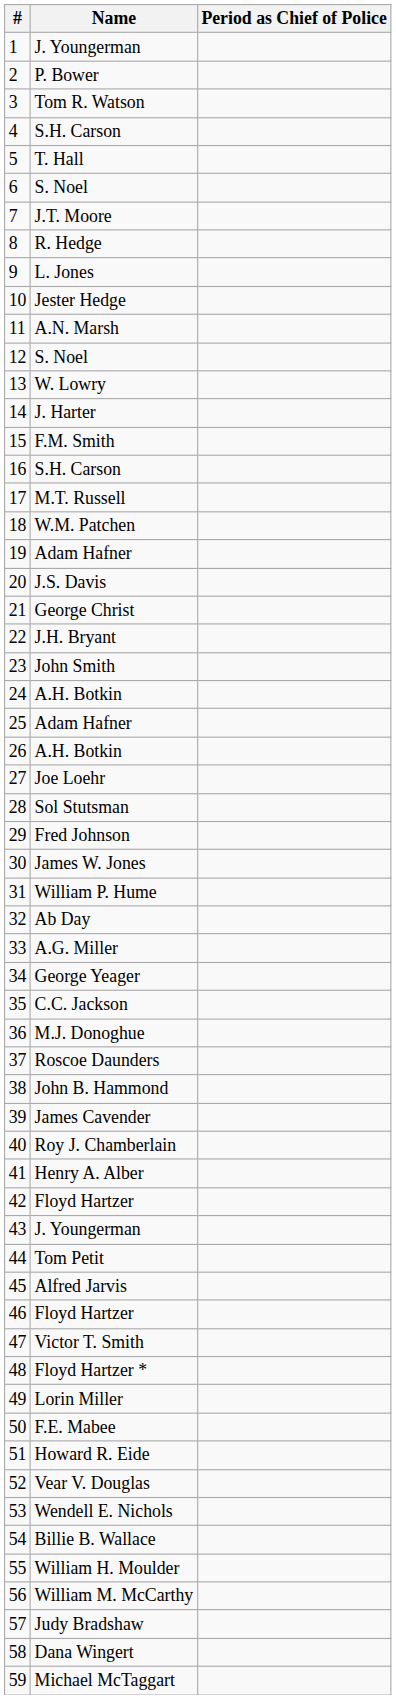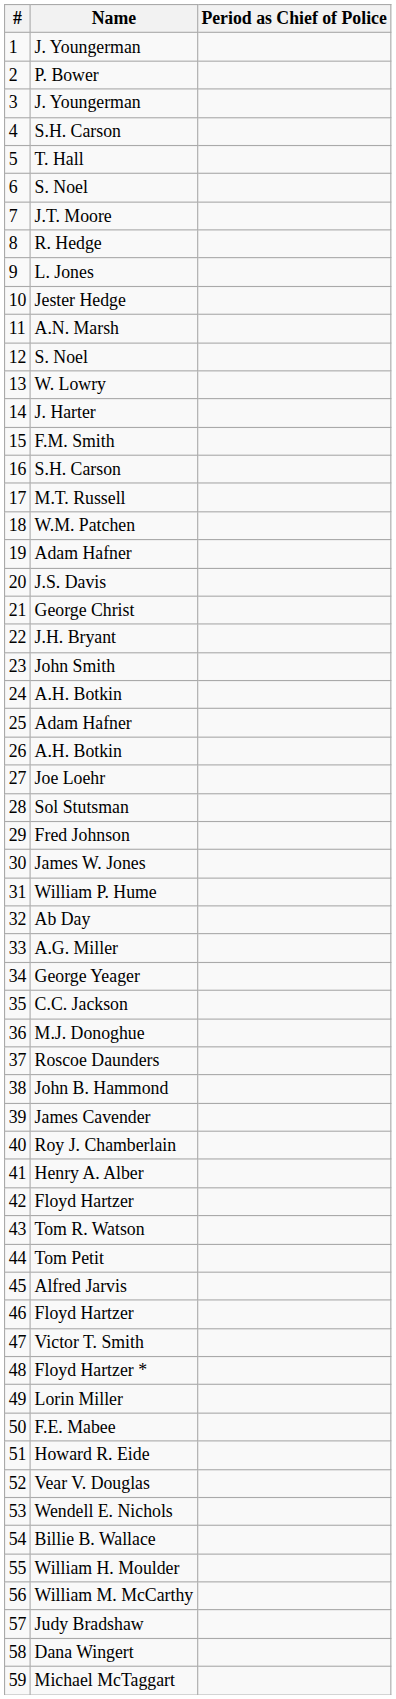(90, 103) Tom R. Watson -> (88, 103) J. Youngerman
(88, 1229) J. Youngerman -> (90, 1229) Tom R. Watson
